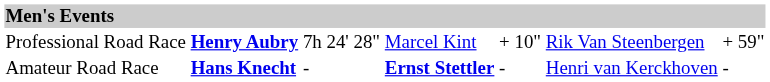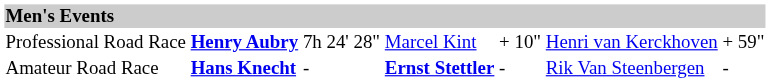(625, 42) Rik Van Steenbergen -> (632, 42) Henri van Kerckhoven
(632, 67) Henri van Kerckhoven -> (625, 67) Rik Van Steenbergen
